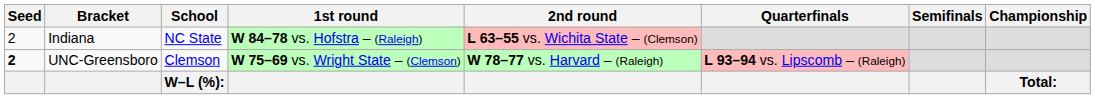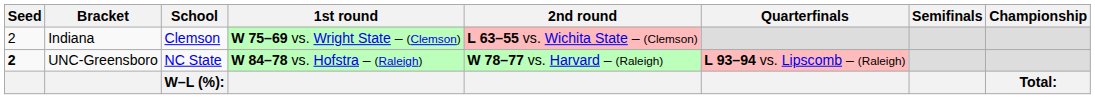(193, 38) NC State -> (192, 38) Clemson
(327, 38) W 84–78 vs. Hofstra – (Raleigh) -> (346, 38) W 75–69 vs. Wright State – (Clemson)
(192, 61) Clemson -> (193, 61) NC State
(346, 61) W 75–69 vs. Wright State – (Clemson) -> (327, 61) W 84–78 vs. Hofstra – (Raleigh)
